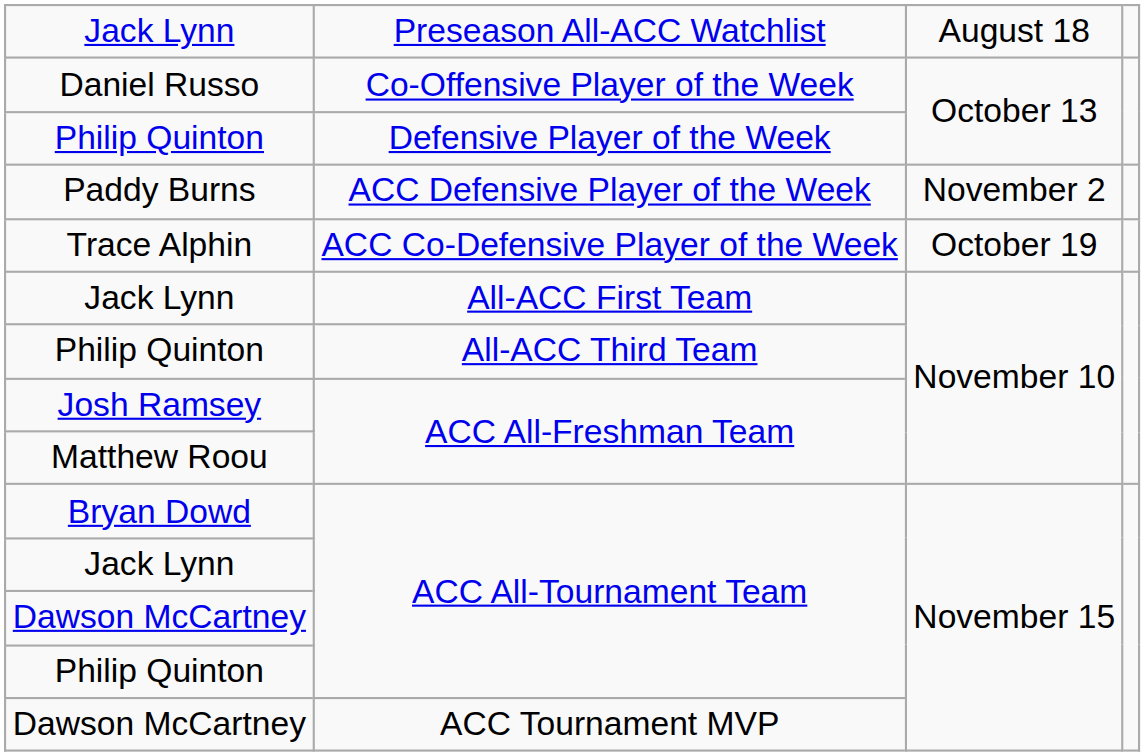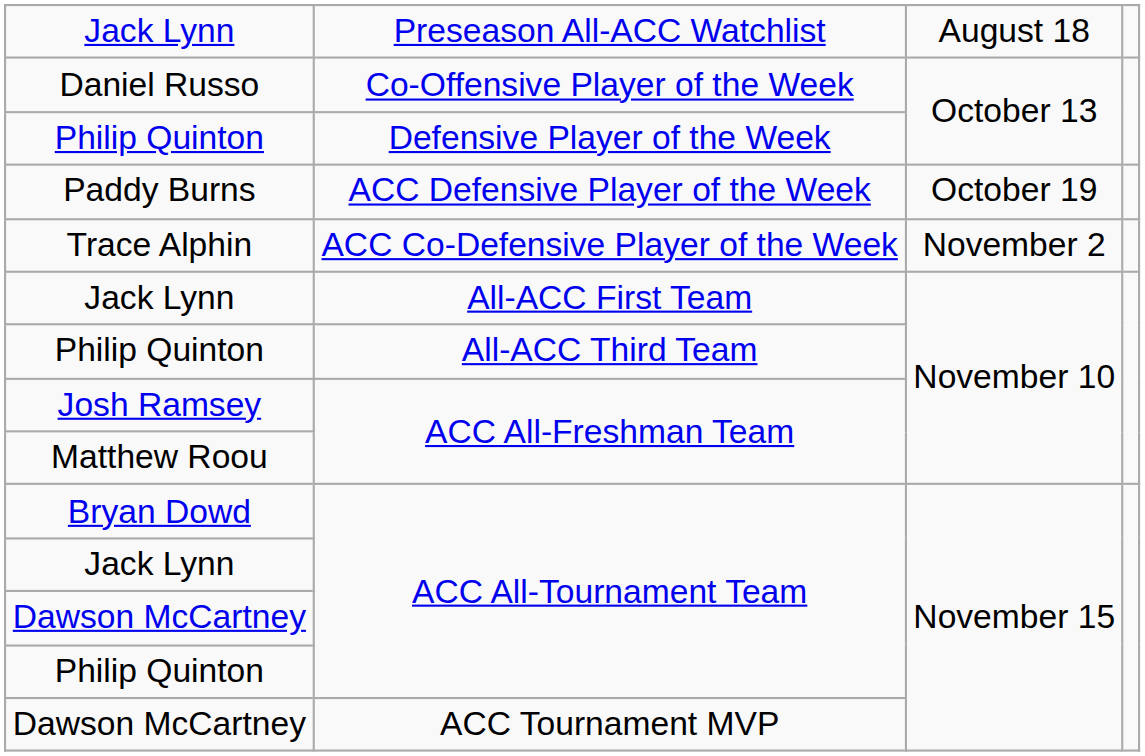(1014, 191) November 2 -> (1014, 191) October 19
(1014, 244) October 19 -> (1014, 244) November 2
